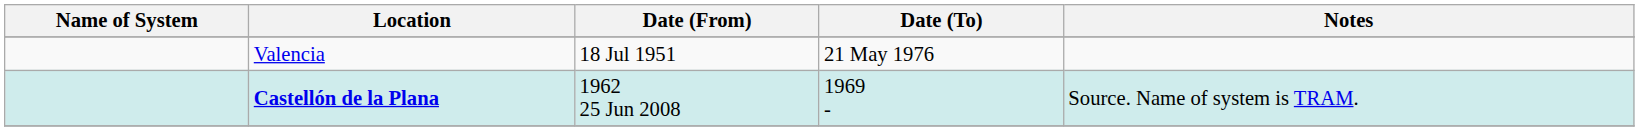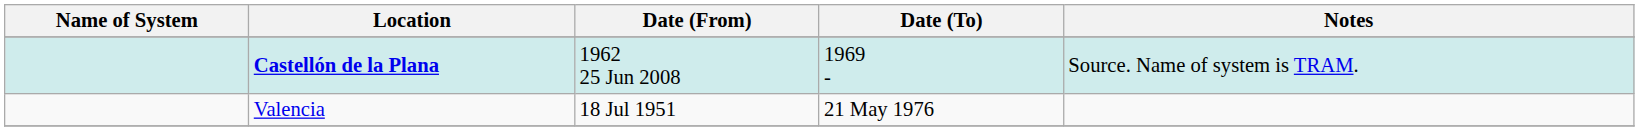rows swapped: (346, 97) <-> (289, 53)
